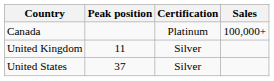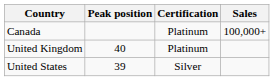(120, 48) 11 -> (120, 48) 40
(188, 48) Silver -> (188, 48) Platinum
(120, 66) 37 -> (120, 66) 39
